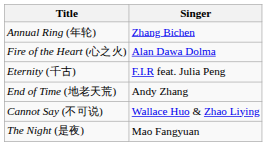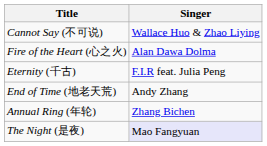rows swapped: (55, 111) <-> (51, 31)
(166, 131) no background -> (166, 131) lavender background
